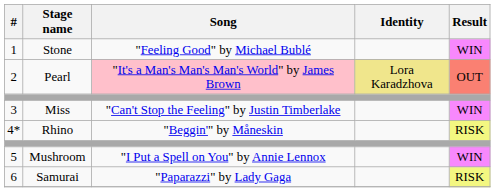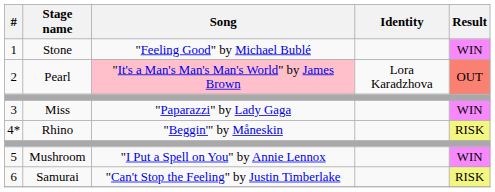(402, 76) khaki background -> (402, 76) no background
(223, 110) "Can't Stop the Feeling" by Justin Timberlake -> (223, 110) "Paparazzi" by Lady Gaga
(223, 177) "Paparazzi" by Lady Gaga -> (223, 177) "Can't Stop the Feeling" by Justin Timberlake
